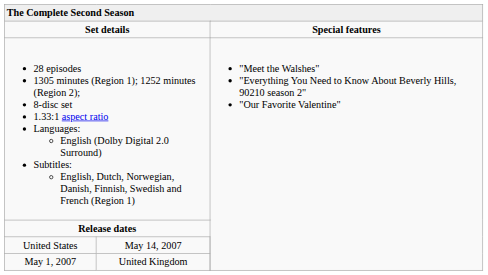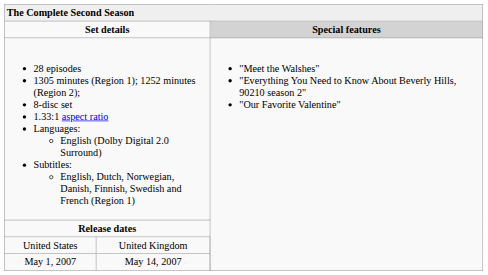(346, 29) no background -> (346, 29) lightgrey background
(153, 245) May 14, 2007 -> (153, 245) United Kingdom
(153, 262) United Kingdom -> (153, 262) May 14, 2007
